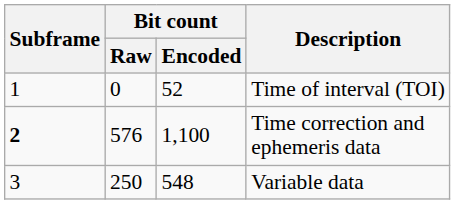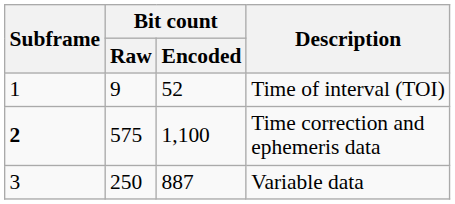(115, 89) 0 -> (115, 89) 9
(126, 135) 576 -> (126, 135) 575
(178, 181) 548 -> (178, 181) 887
